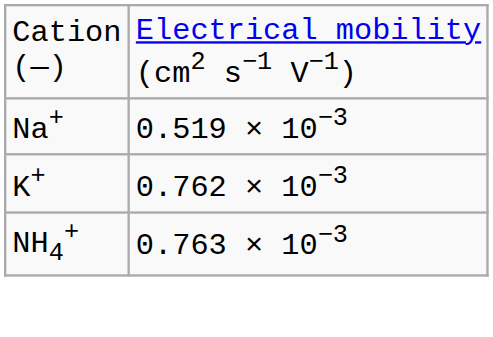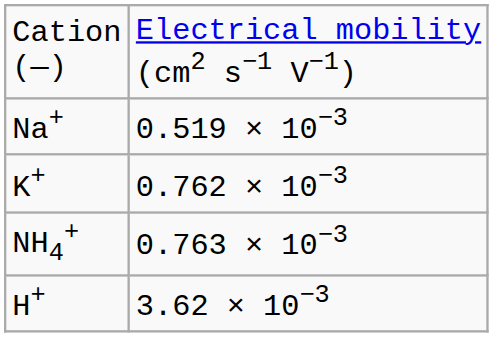+ row: (29, 303)
